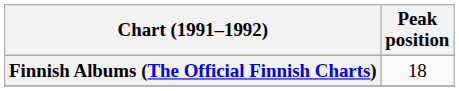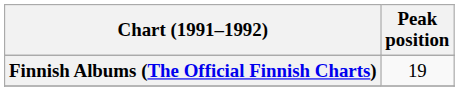(417, 70) 18 -> (417, 70) 19
